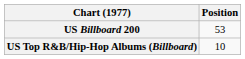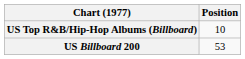rows swapped: (102, 29) <-> (102, 46)
